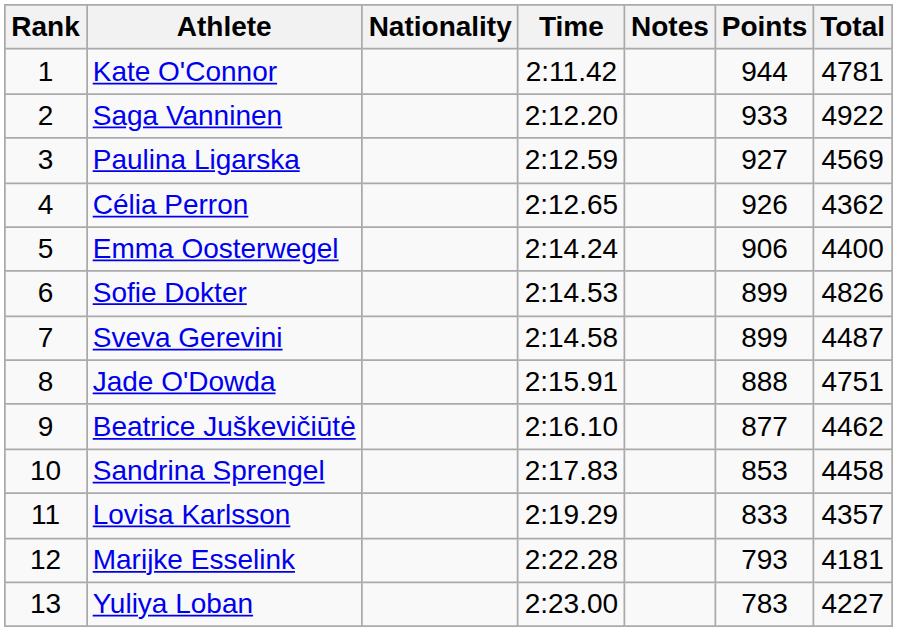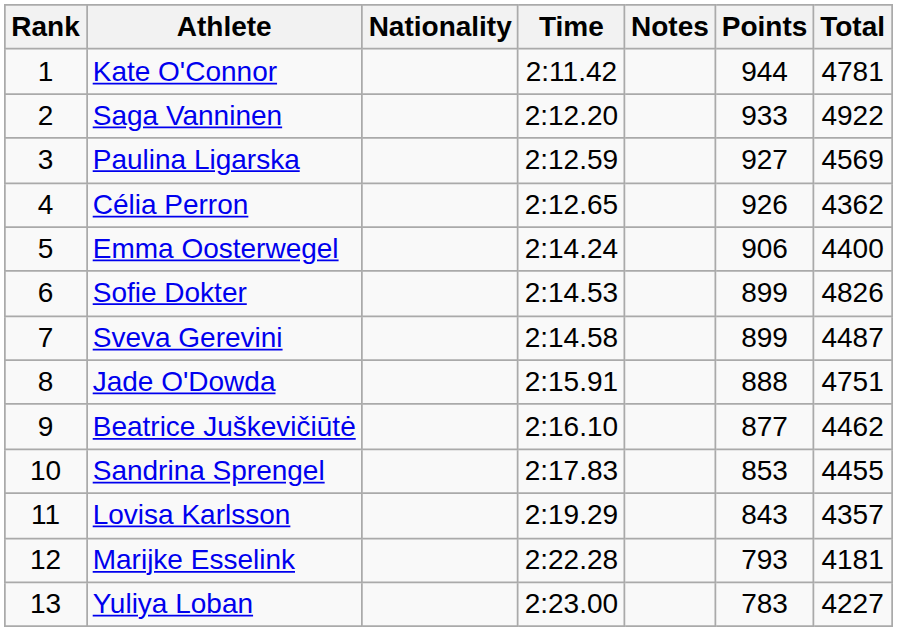(853, 470) 4458 -> (853, 470) 4455
(764, 515) 833 -> (764, 515) 843
